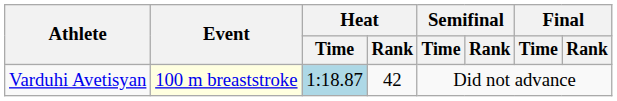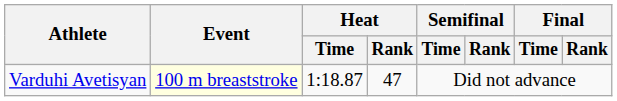(335, 80) lightblue background -> (335, 80) no background
(392, 80) 42 -> (392, 80) 47
